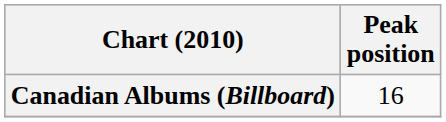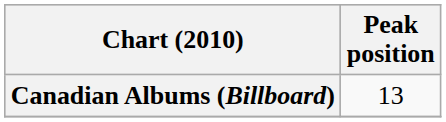(391, 95) 16 -> (391, 95) 13
